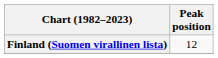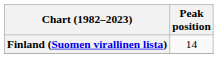(191, 44) 12 -> (191, 44) 14
